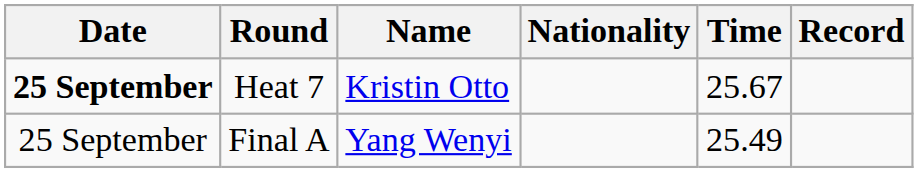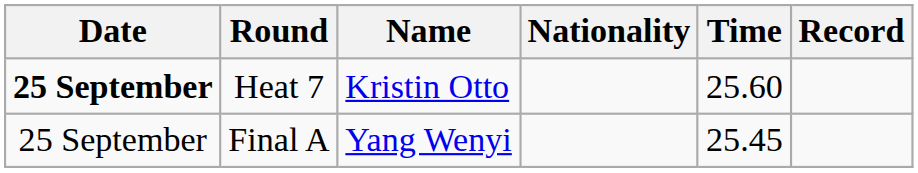(744, 85) 25.67 -> (744, 85) 25.60
(744, 139) 25.49 -> (744, 139) 25.45
